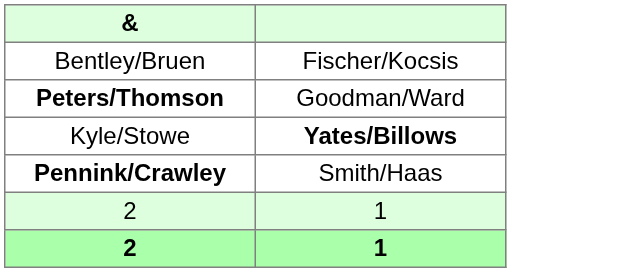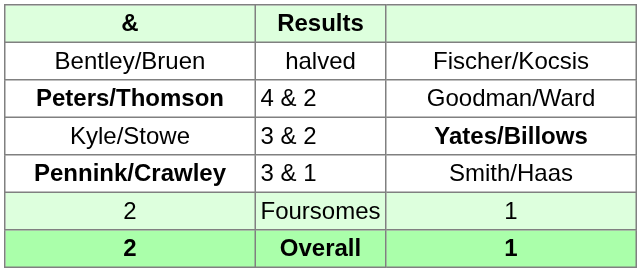+ column: (321, 23)
